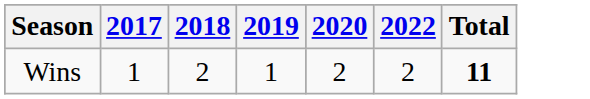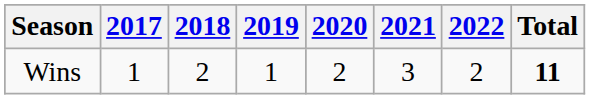+ column: (408, 26)
